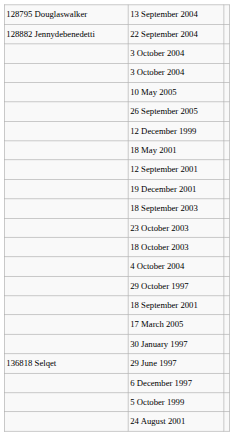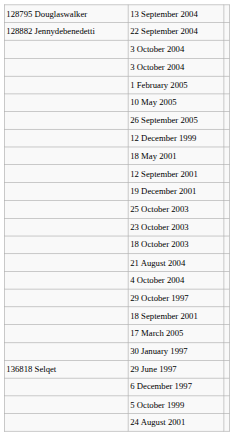+ row: (66, 85)
- row: (66, 208)
+ row: (66, 209)
+ row: (66, 263)
